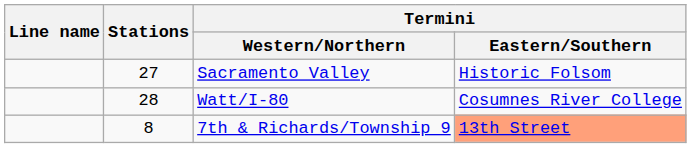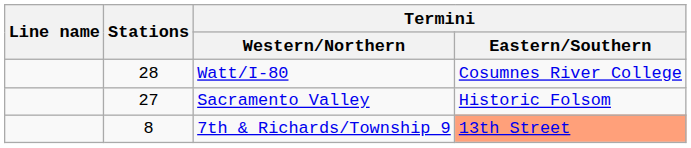rows swapped: (243, 101) <-> (283, 74)
